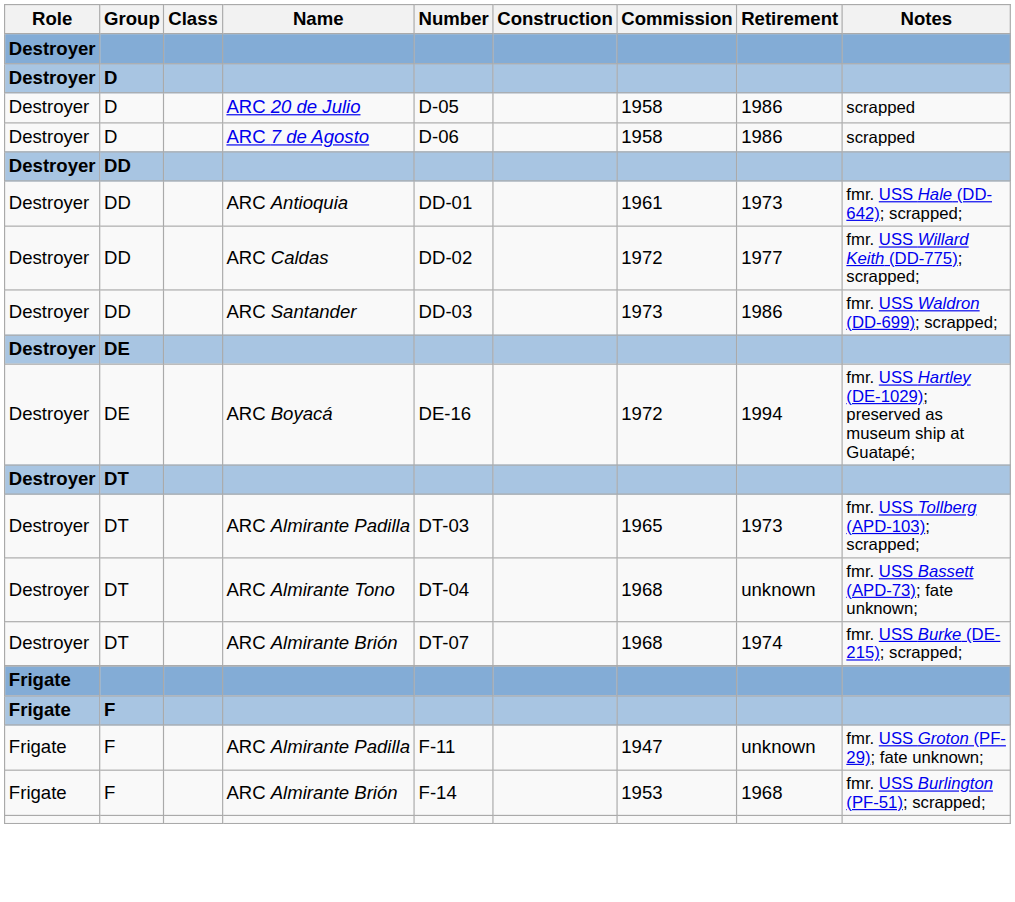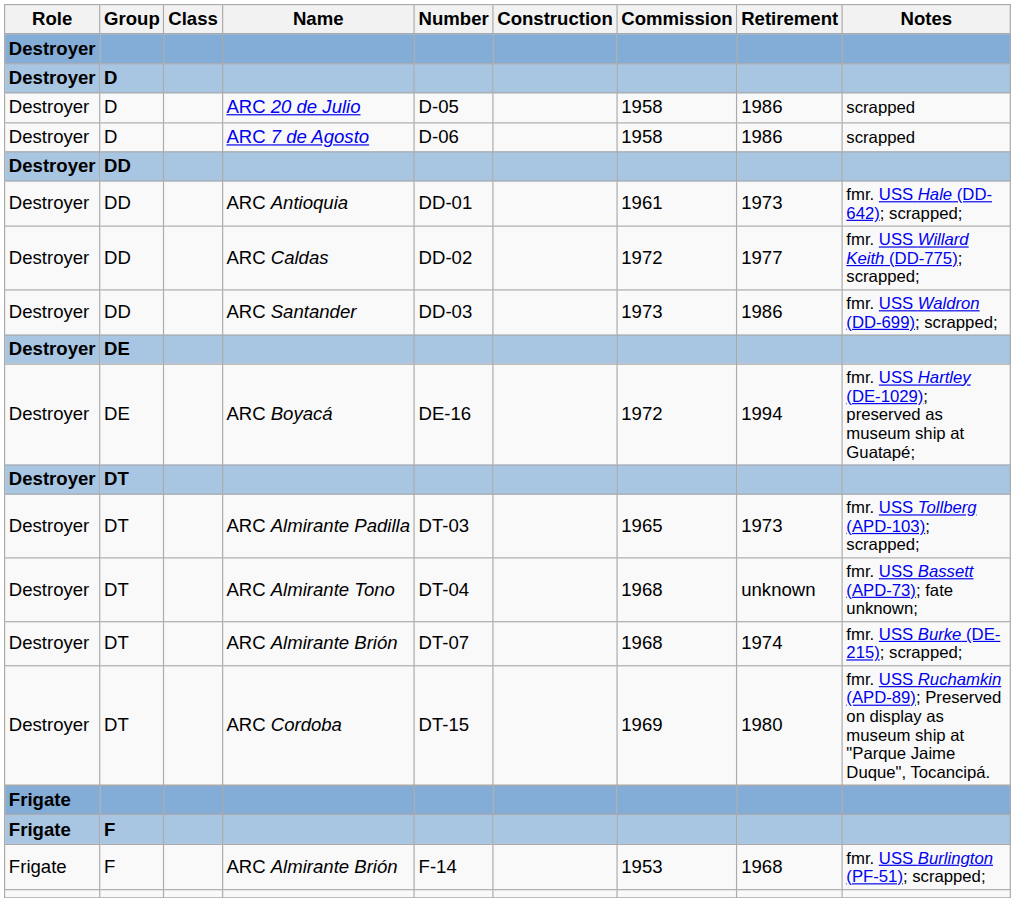+ row: (116, 725)
- row: (110, 747)
